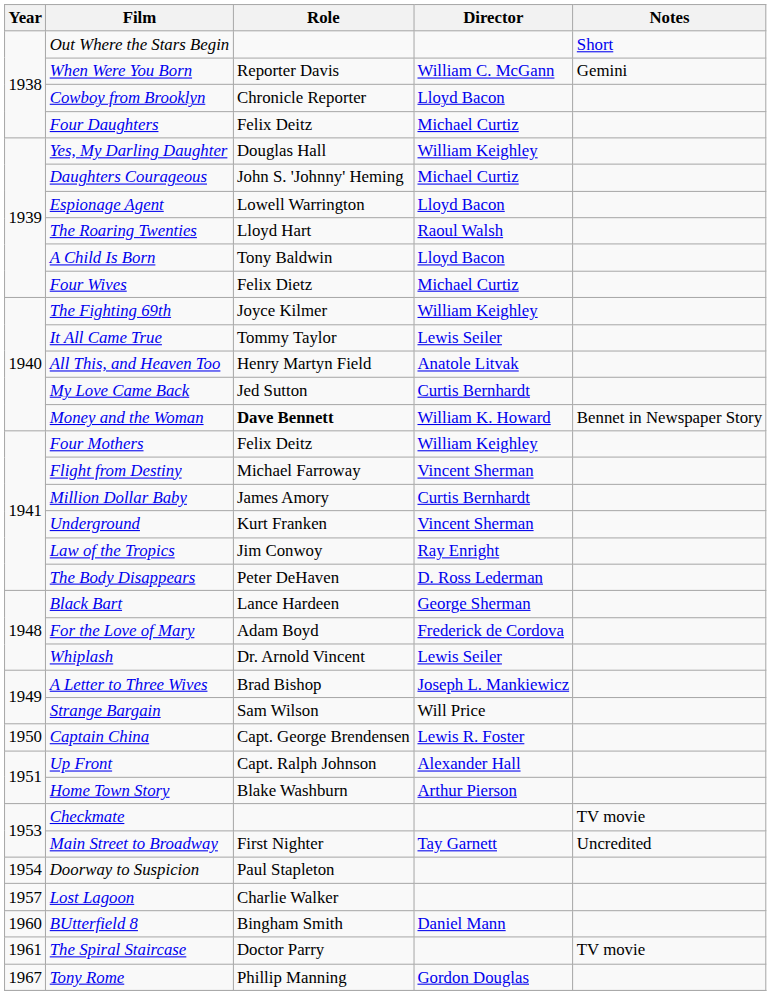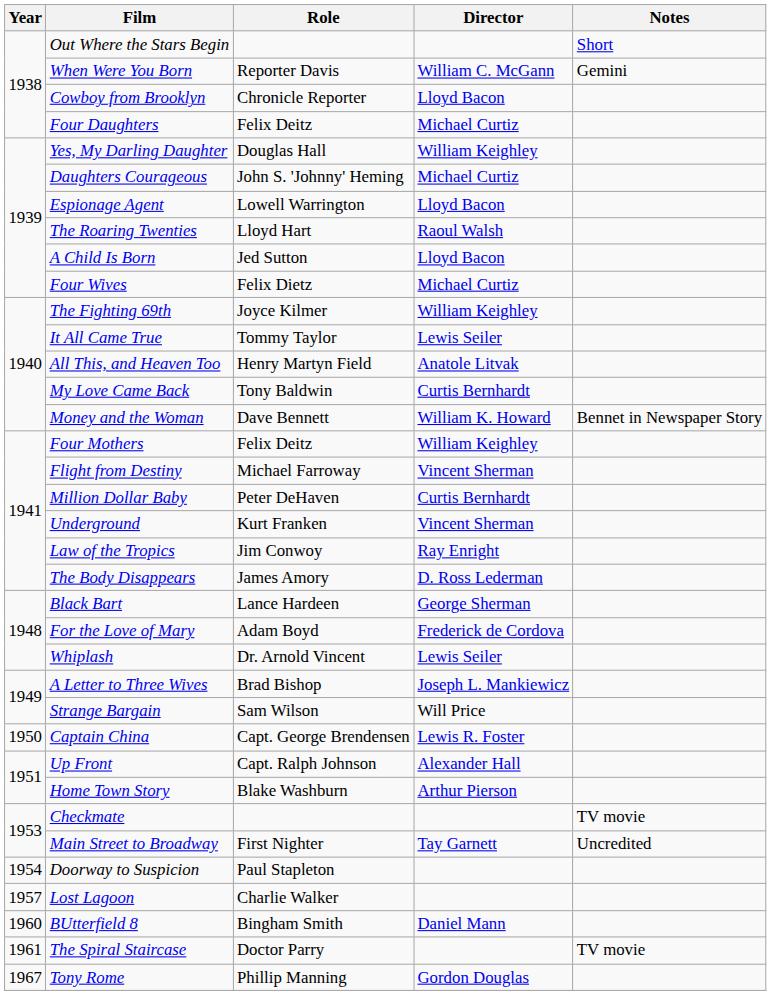(285, 257) Tony Baldwin -> (272, 257) Jed Sutton
(272, 390) Jed Sutton -> (285, 390) Tony Baldwin
(285, 417) bold -> (283, 417) normal
(283, 497) James Amory -> (288, 497) Peter DeHaven
(288, 577) Peter DeHaven -> (283, 577) James Amory
